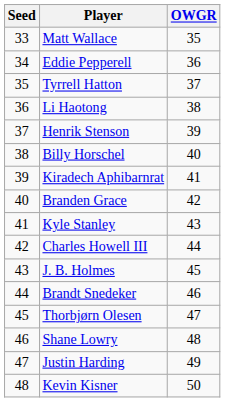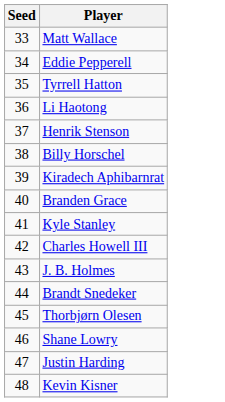- column: (194, 15)
